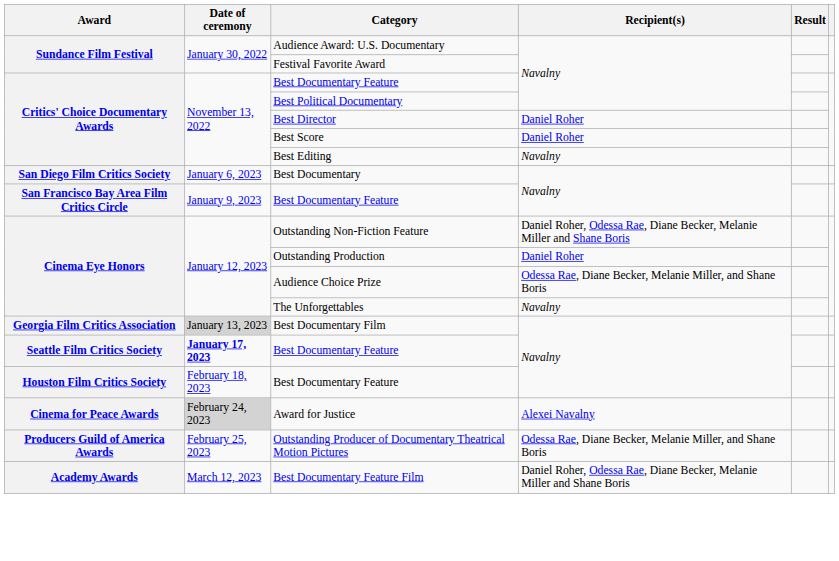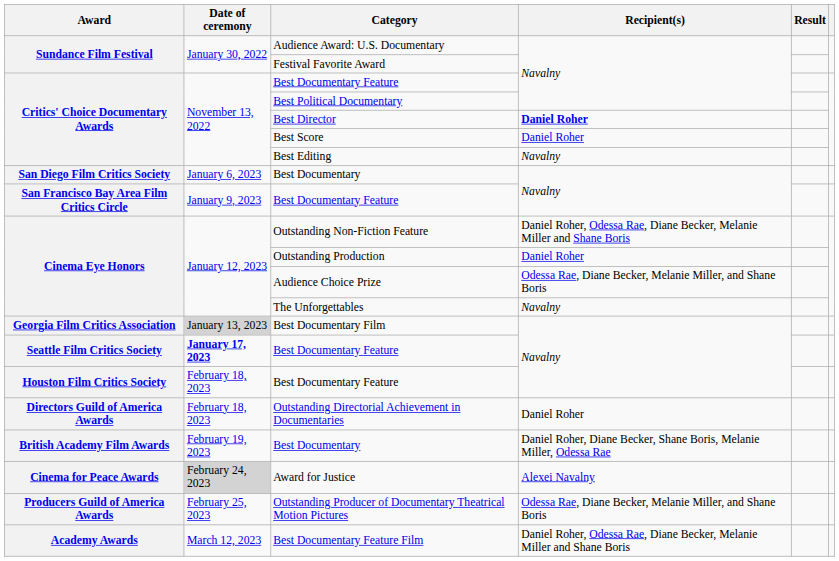(552, 119) normal -> (555, 119) bold
+ row: (94, 414)
+ row: (94, 445)
